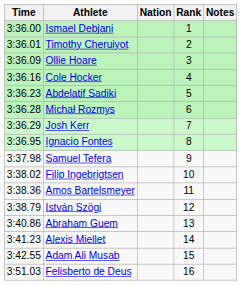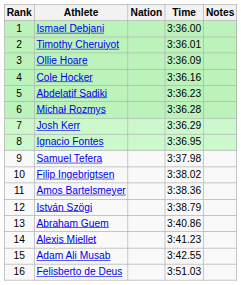columns swapped: (189, 12) <-> (24, 12)
